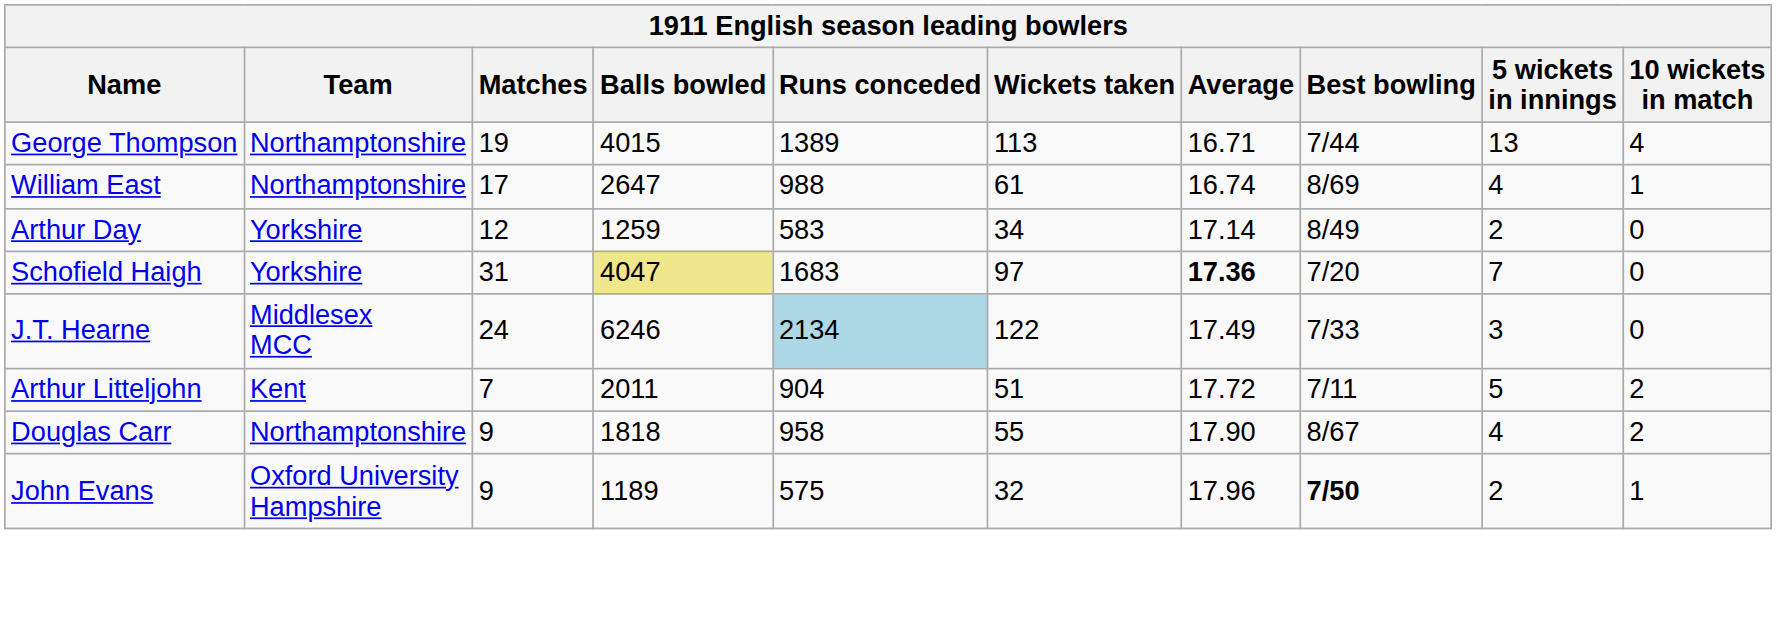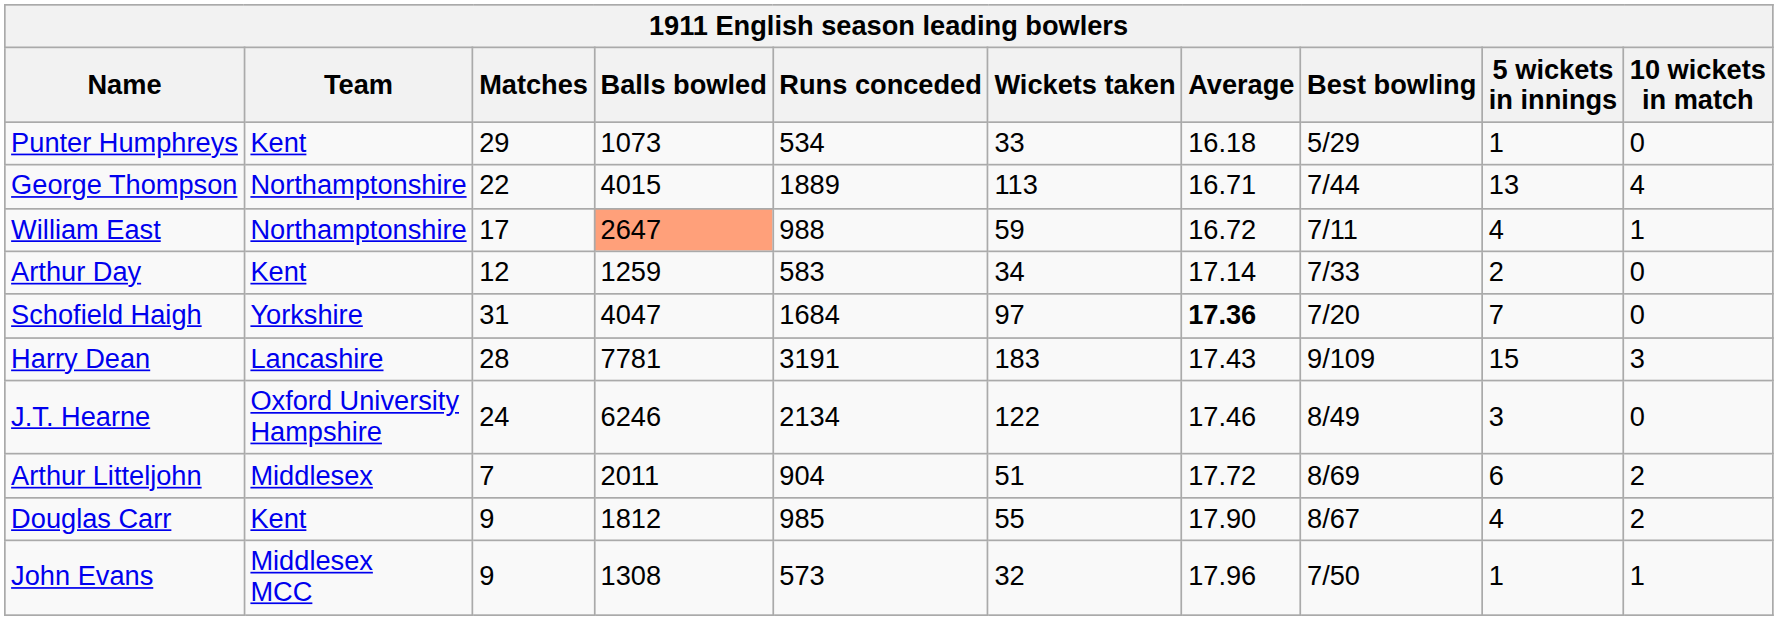+ row: (125, 142)
(494, 142) 19 -> (494, 186) 22
(809, 142) 1389 -> (810, 186) 1889
(630, 186) no background -> (631, 229) lightsalmon background
(1009, 186) 61 -> (1010, 229) 59
(1222, 186) 16.74 -> (1222, 229) 16.72
(1333, 186) 8/69 -> (1332, 229) 7/11
(306, 229) Yorkshire -> (278, 272) Kent
(1333, 229) 8/49 -> (1333, 272) 7/33
(630, 272) khaki background -> (631, 315) no background
(809, 272) 1683 -> (810, 315) 1684
+ row: (81, 358)
(311, 330) Middlesex MCC -> (355, 417) Oxford University Hampshire
(809, 330) lightblue background -> (810, 417) no background
(1222, 330) 17.49 -> (1222, 417) 17.46
(1333, 330) 7/33 -> (1333, 417) 8/49
(278, 389) Kent -> (312, 475) Middlesex
(1332, 389) 7/11 -> (1333, 475) 8/69
(1496, 389) 5 -> (1496, 475) 6
(358, 432) Northamptonshire -> (278, 518) Kent
(630, 432) 1818 -> (631, 518) 1812
(802, 432) 958 -> (802, 518) 985
(354, 490) Oxford University Hampshire -> (312, 577) Middlesex MCC
(629, 490) 1189 -> (631, 577) 1308
(802, 490) 575 -> (802, 577) 573
(1333, 490) bold -> (1333, 577) normal
(1496, 490) 2 -> (1496, 577) 1
